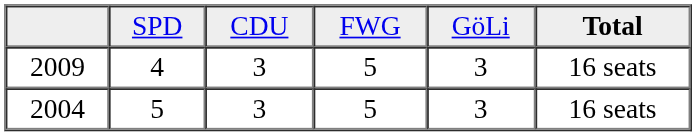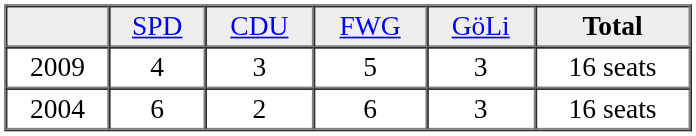(157, 108) 5 -> (157, 108) 6
(259, 108) 3 -> (259, 108) 2
(370, 108) 5 -> (370, 108) 6
